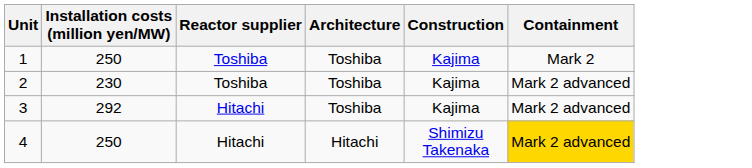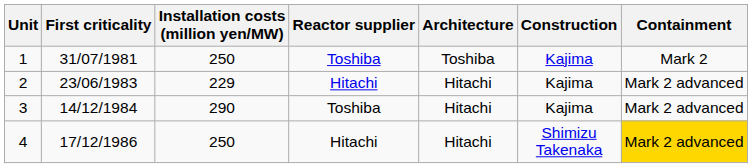+ column: (98, 25)
(109, 83) 230 -> (222, 83) 229
(241, 83) Toshiba -> (354, 83) Hitachi
(355, 83) Toshiba -> (468, 83) Hitachi
(109, 108) 292 -> (222, 108) 290
(241, 108) Hitachi -> (354, 108) Toshiba
(355, 108) Toshiba -> (468, 108) Hitachi
